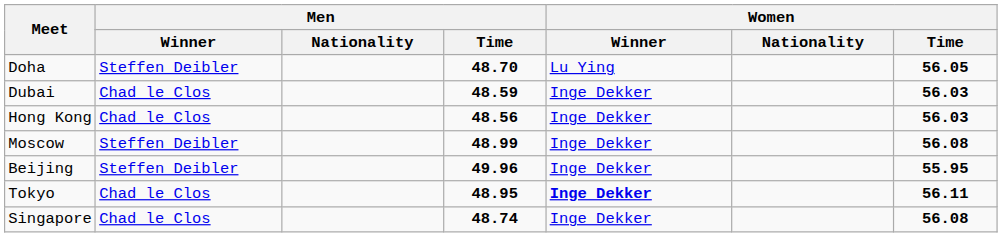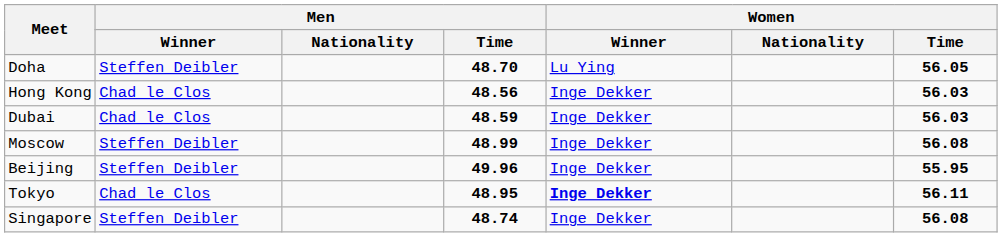rows swapped: (31, 93) <-> (50, 118)
(155, 219) Chad le Clos -> (169, 219) Steffen Deibler
